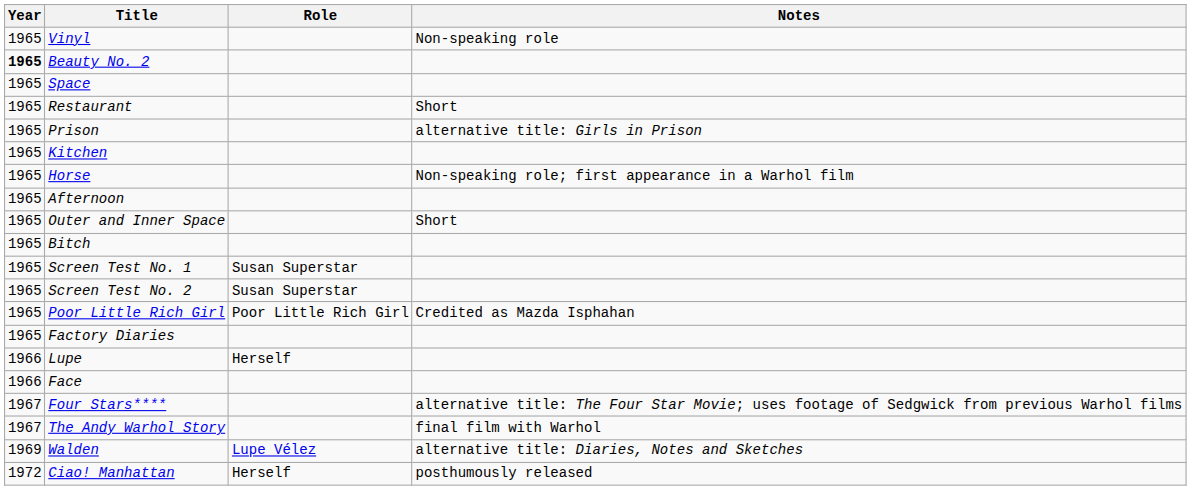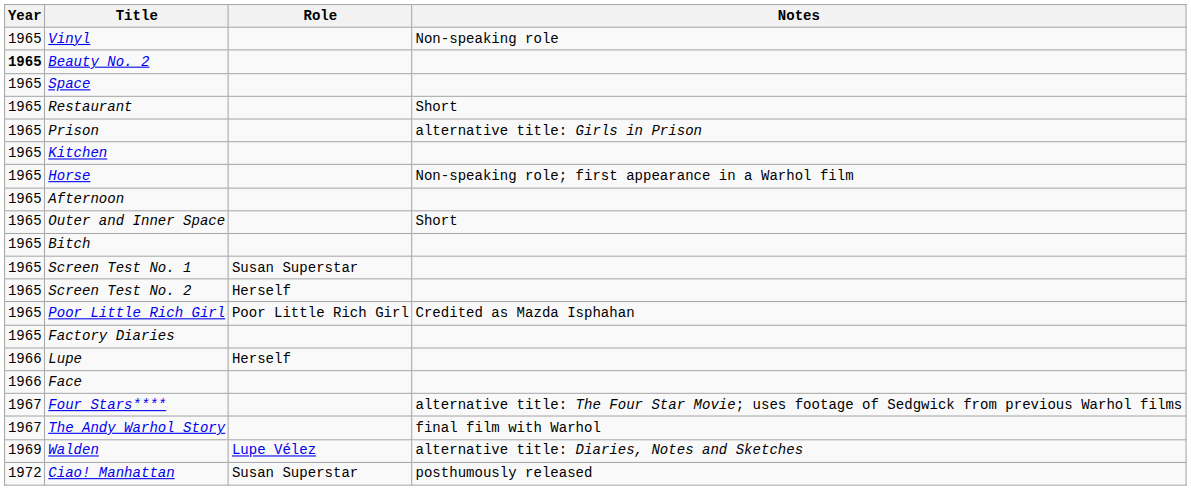(295, 291) Susan Superstar -> (261, 291) Herself
(261, 474) Herself -> (295, 474) Susan Superstar
